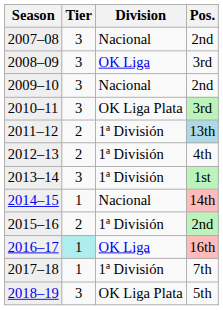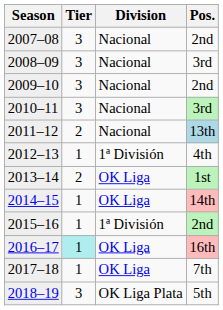(124, 62) OK Liga -> (125, 62) Nacional
(141, 108) OK Liga Plata -> (125, 108) Nacional
(131, 131) 1ª División -> (125, 131) Nacional
(79, 154) 2 -> (79, 154) 1
(79, 177) 3 -> (79, 177) 2
(131, 177) 1ª División -> (124, 177) OK Liga
(125, 200) Nacional -> (124, 200) OK Liga
(79, 223) 2 -> (79, 223) 1
(131, 270) 1ª División -> (124, 270) OK Liga
